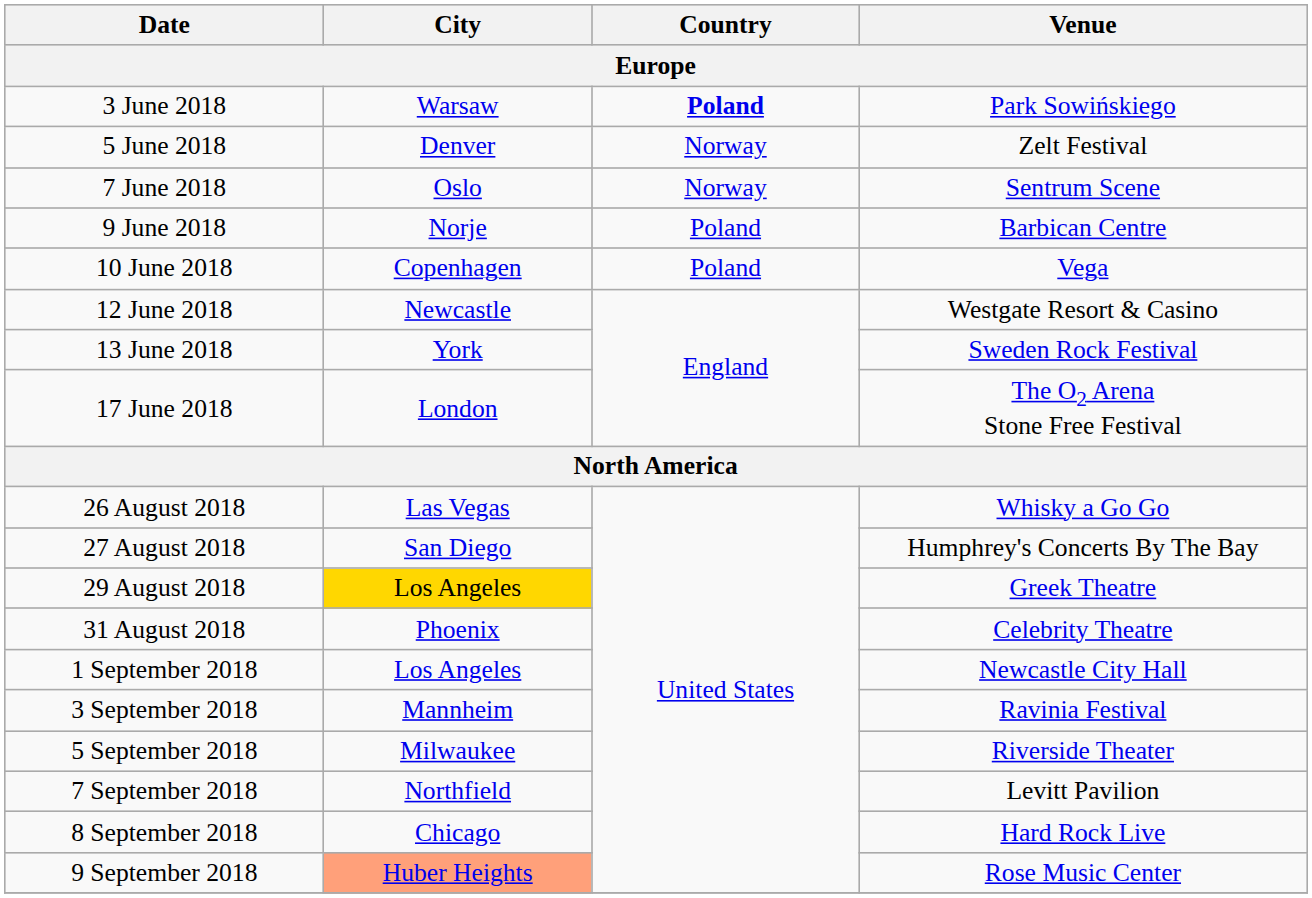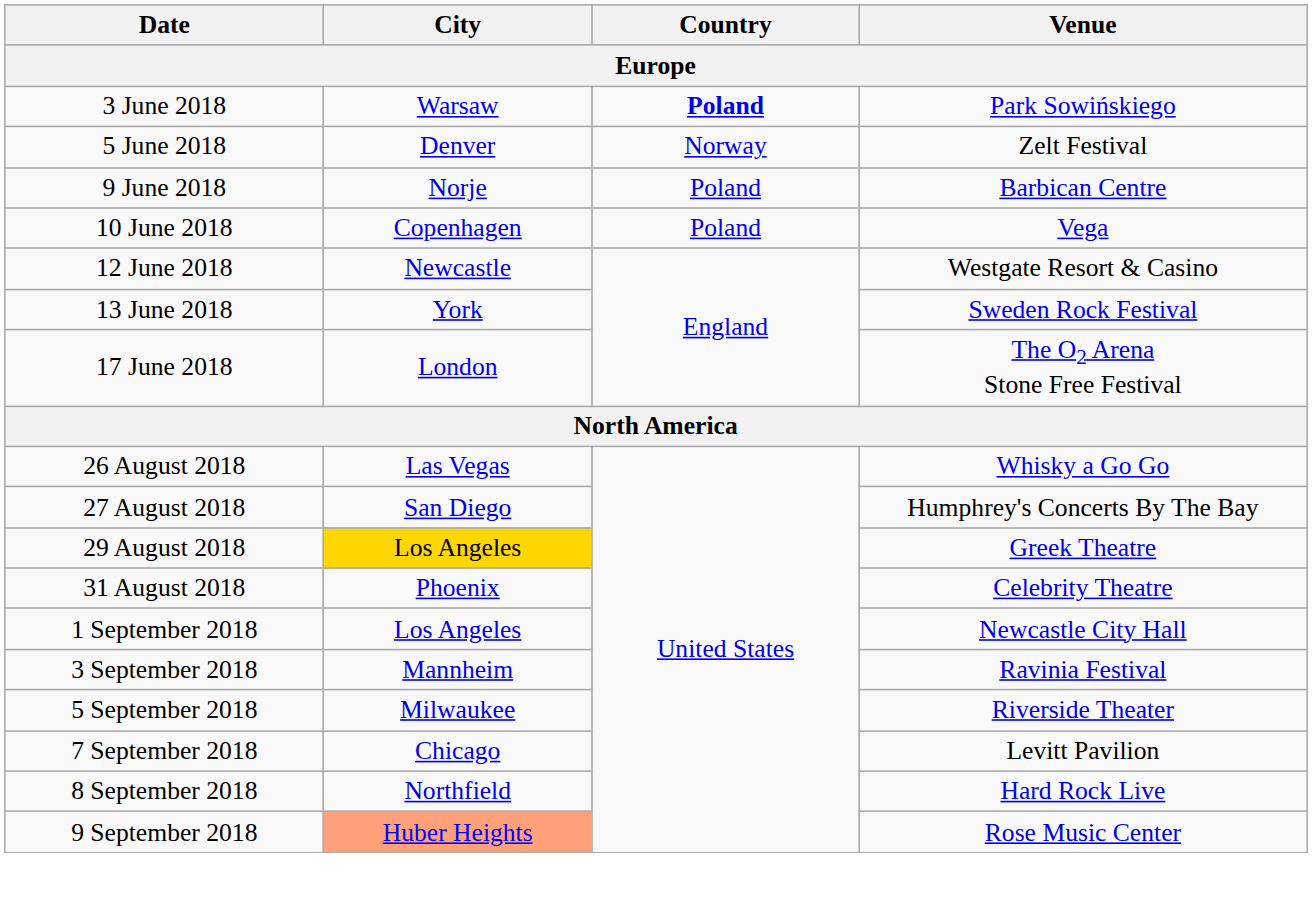- row: (164, 187)
(458, 791) Northfield -> (458, 750) Chicago
(458, 831) Chicago -> (458, 791) Northfield
